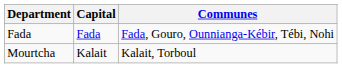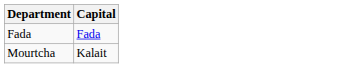- column: (228, 14)
